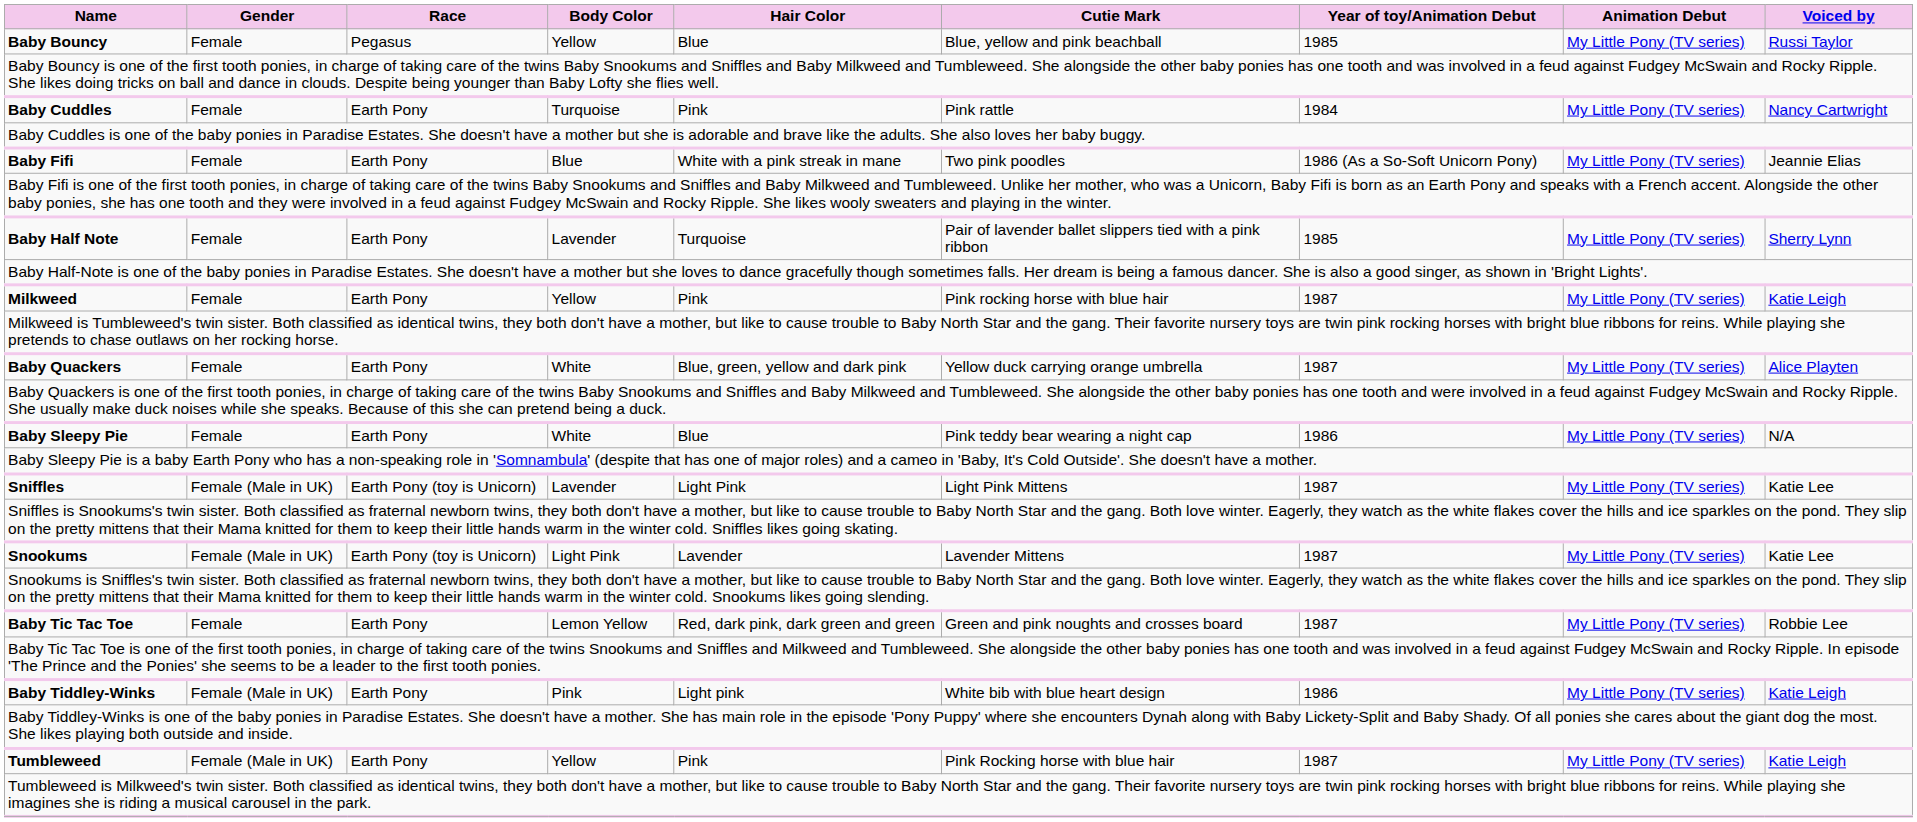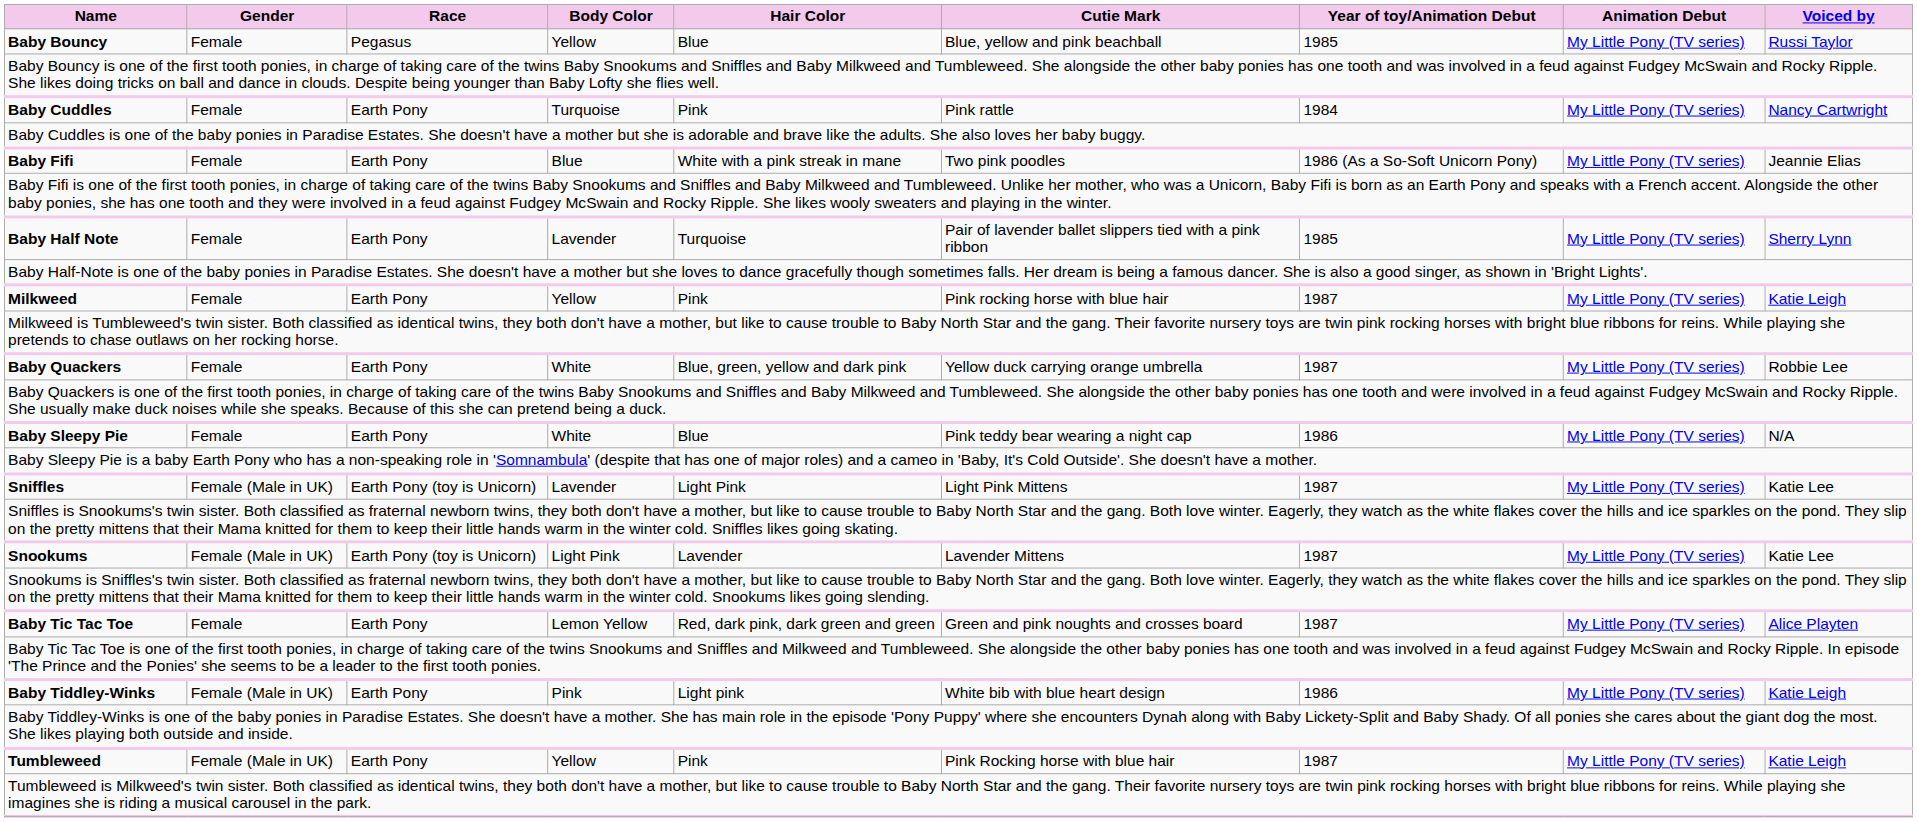(1813, 367) Alice Playten -> (1808, 367) Robbie Lee
(1808, 624) Robbie Lee -> (1813, 624) Alice Playten
